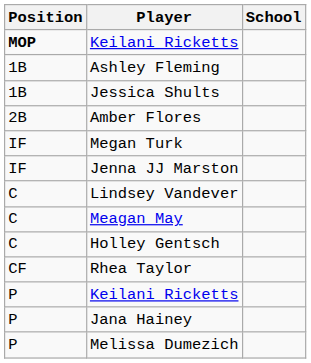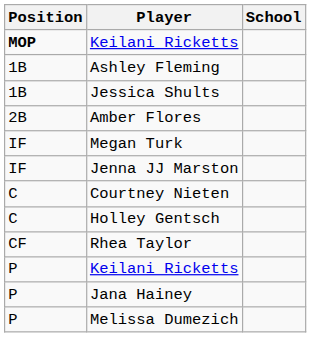+ row: (13, 194)
- row: (13, 194)
- row: (13, 219)
